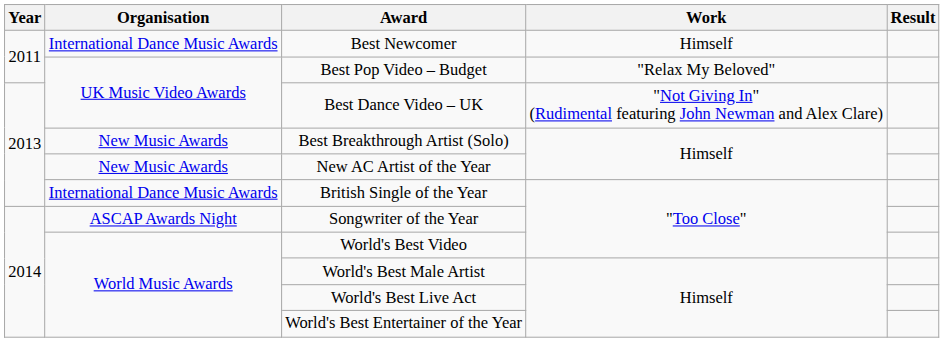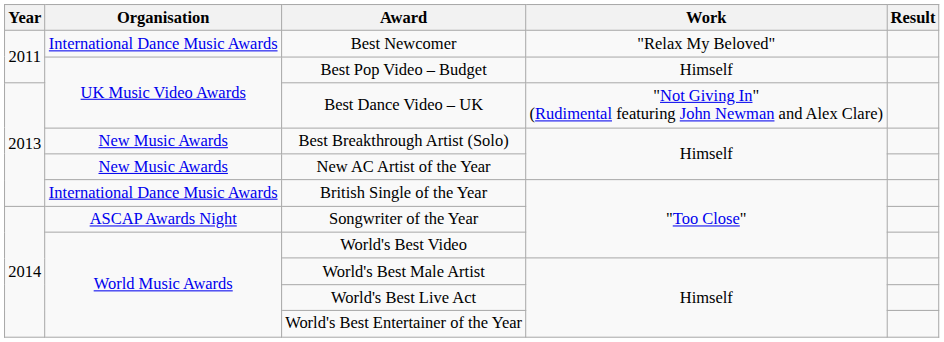(706, 43) Himself -> (706, 43) "Relax My Beloved"
(706, 69) "Relax My Beloved" -> (706, 69) Himself
